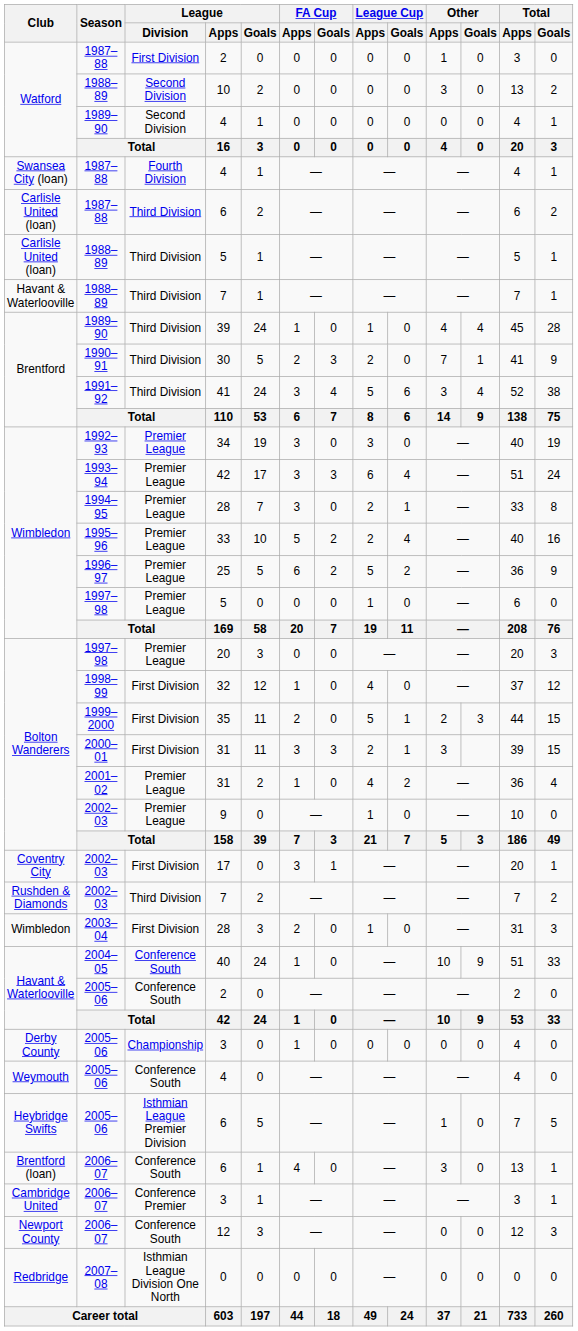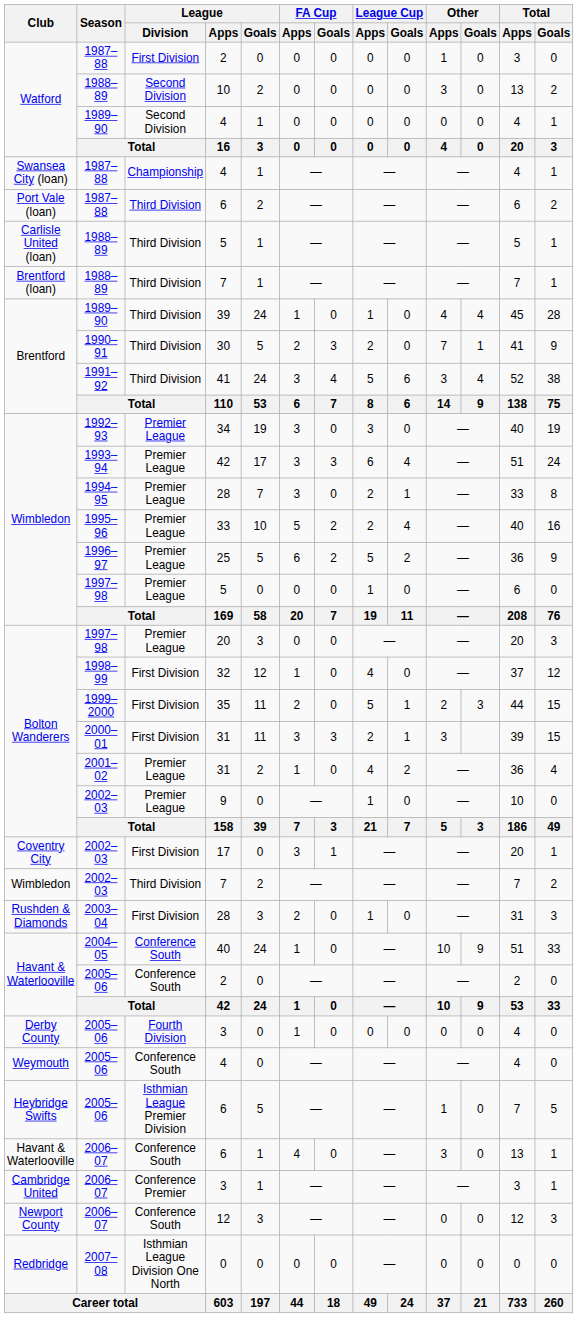(165, 173) Fourth Division -> (165, 173) Championship
(41, 211) Carlisle United (loan) -> (41, 205) Port Vale (loan)
(41, 296) Havant & Waterlooville -> (41, 282) Brentford (loan)
(41, 898) Rushden & Diamonds -> (41, 884) Wimbledon
(41, 930) Wimbledon -> (41, 916) Rushden & Diamonds
(165, 1045) Championship -> (165, 1031) Fourth Division
(41, 1168) Brentford (loan) -> (41, 1154) Havant & Waterlooville
